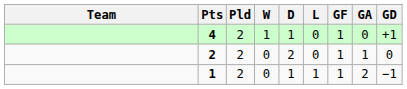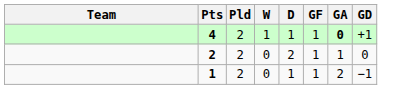- column: (316, 14)
(365, 34) normal -> (340, 34) bold
